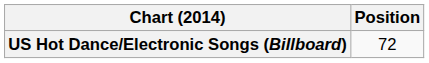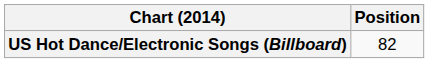(387, 44) 72 -> (387, 44) 82
